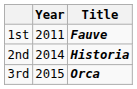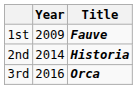(50, 34) 2011 -> (50, 34) 2009
(50, 74) 2015 -> (50, 74) 2016
